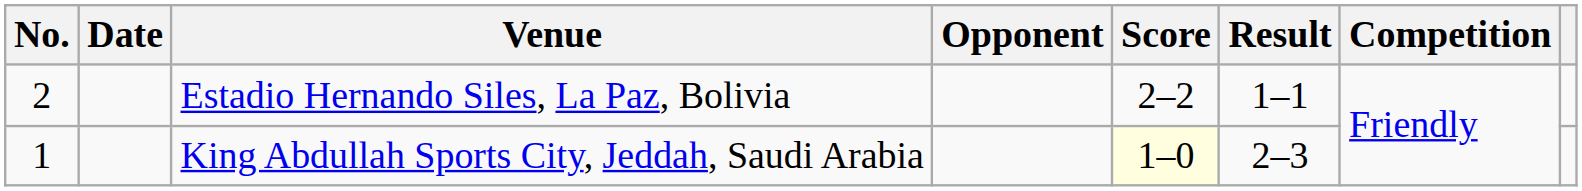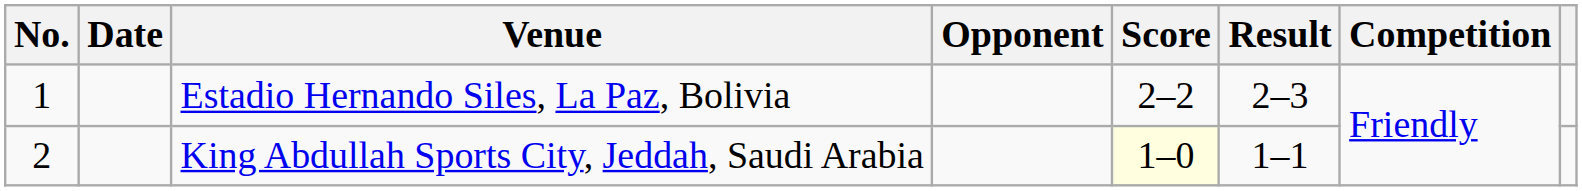(42, 94) 2 -> (42, 94) 1
(1280, 94) 1–1 -> (1280, 94) 2–3
(42, 154) 1 -> (42, 154) 2
(1280, 154) 2–3 -> (1280, 154) 1–1
